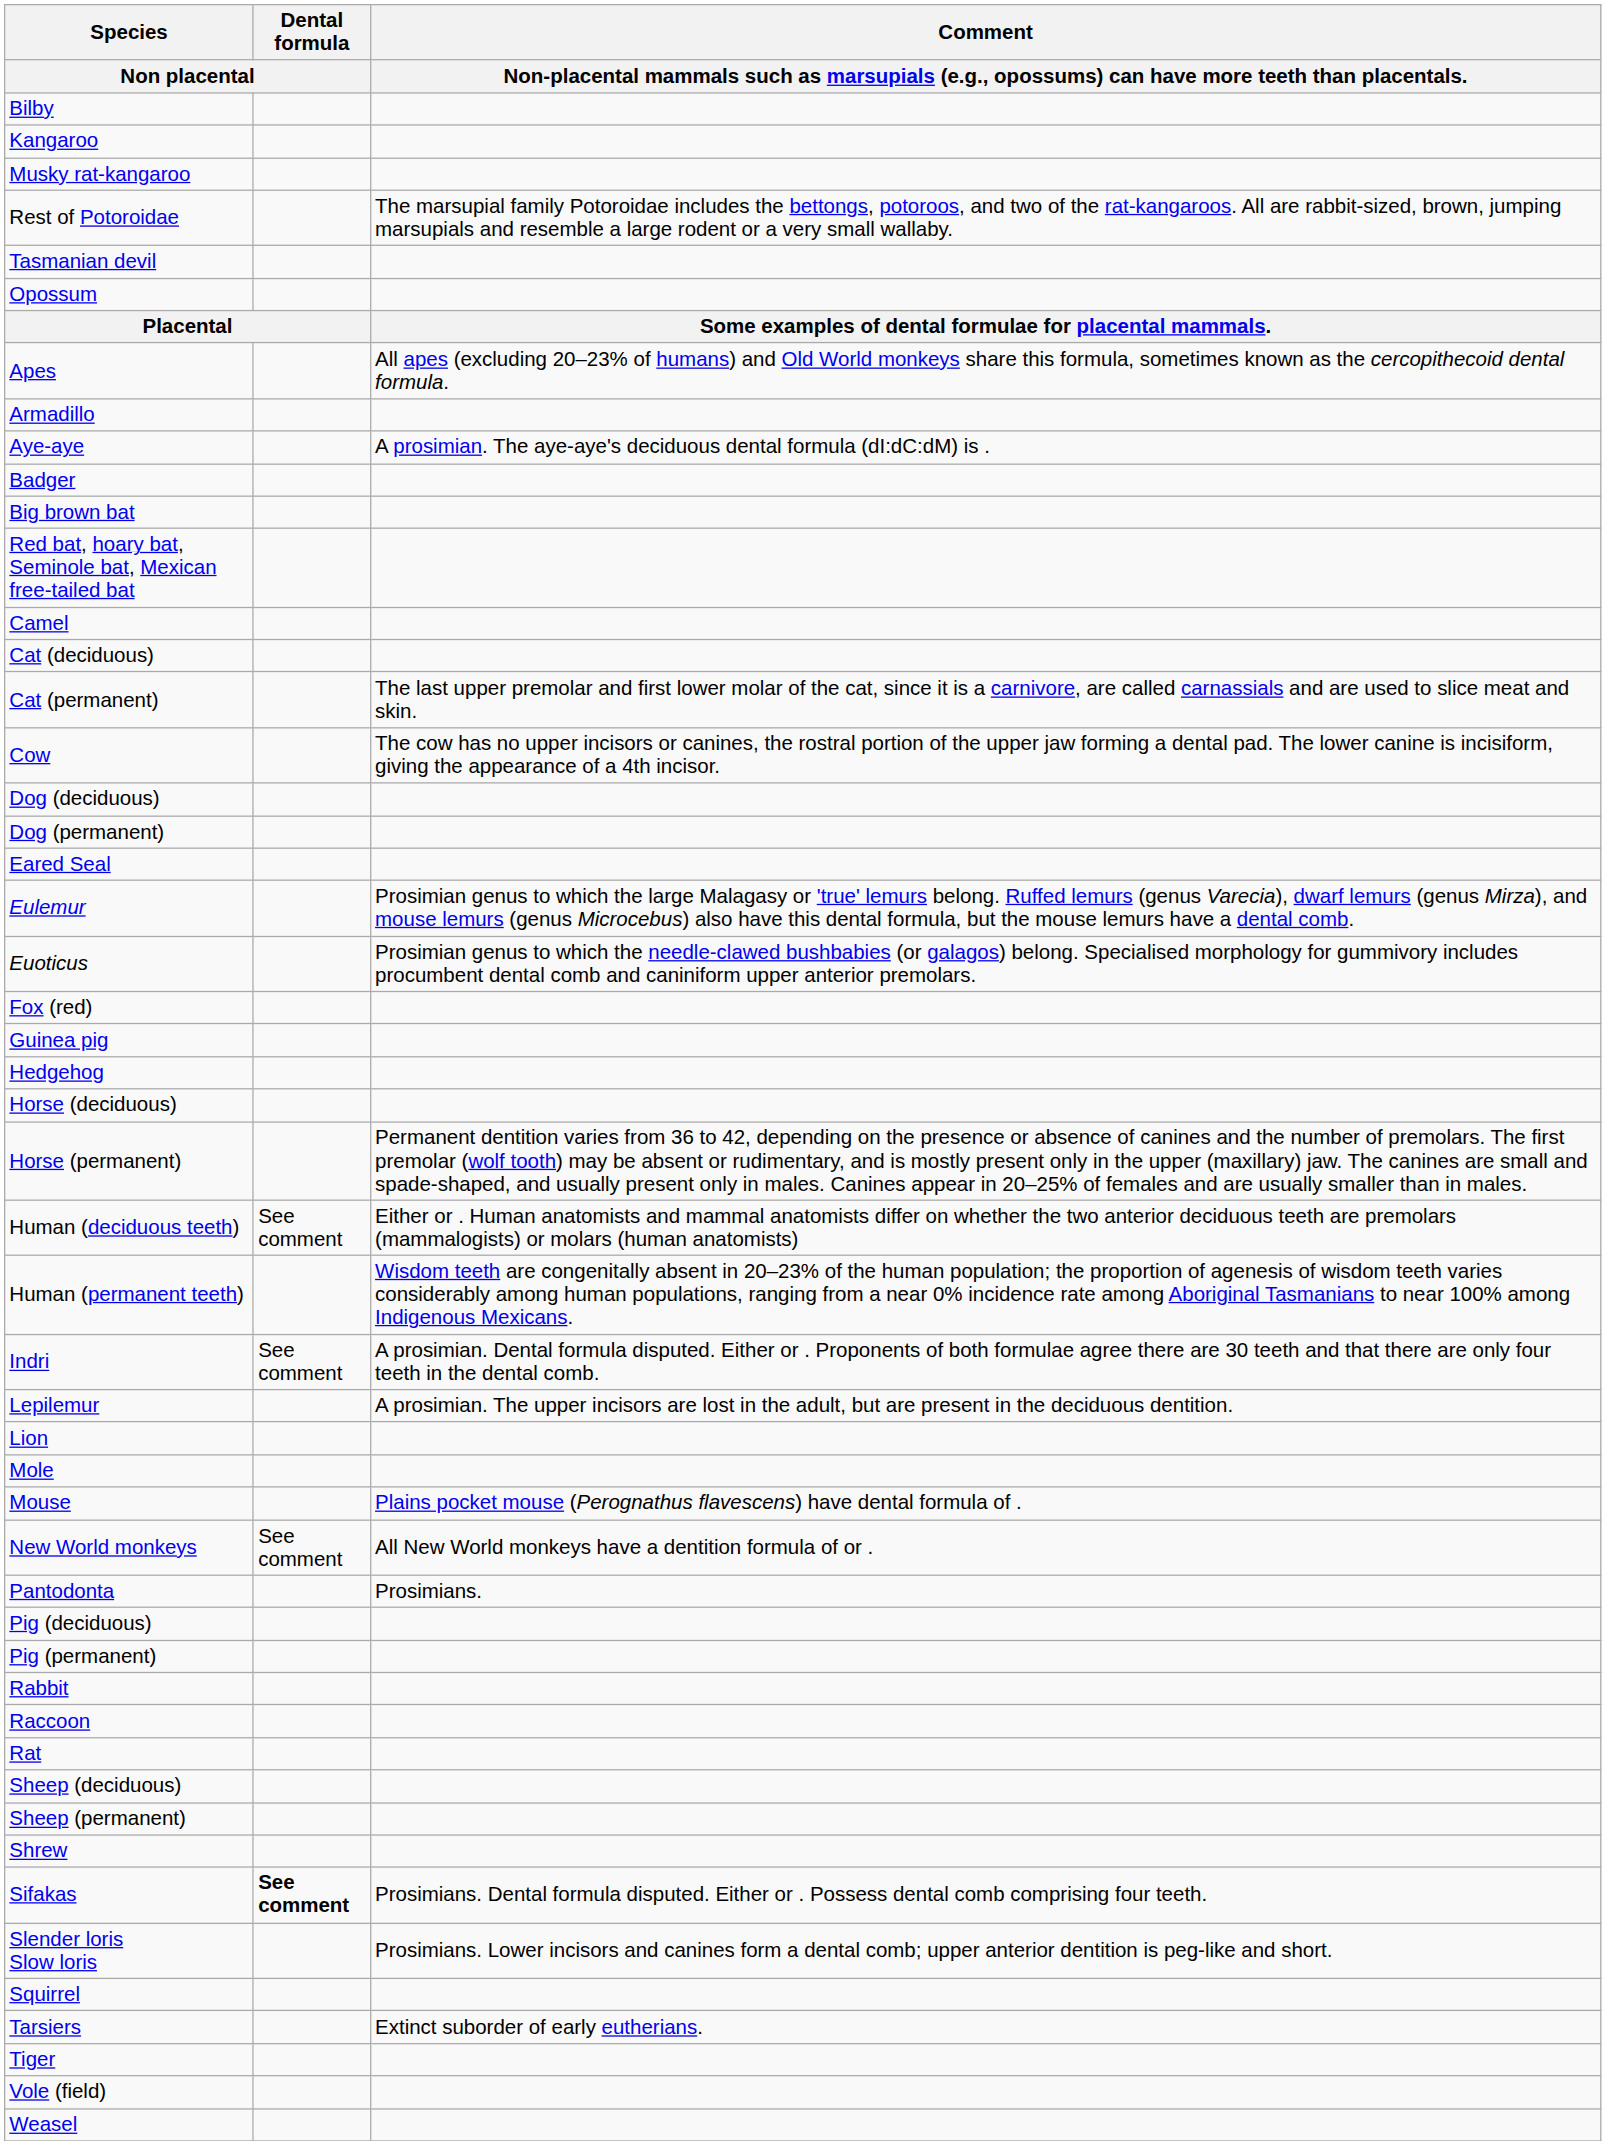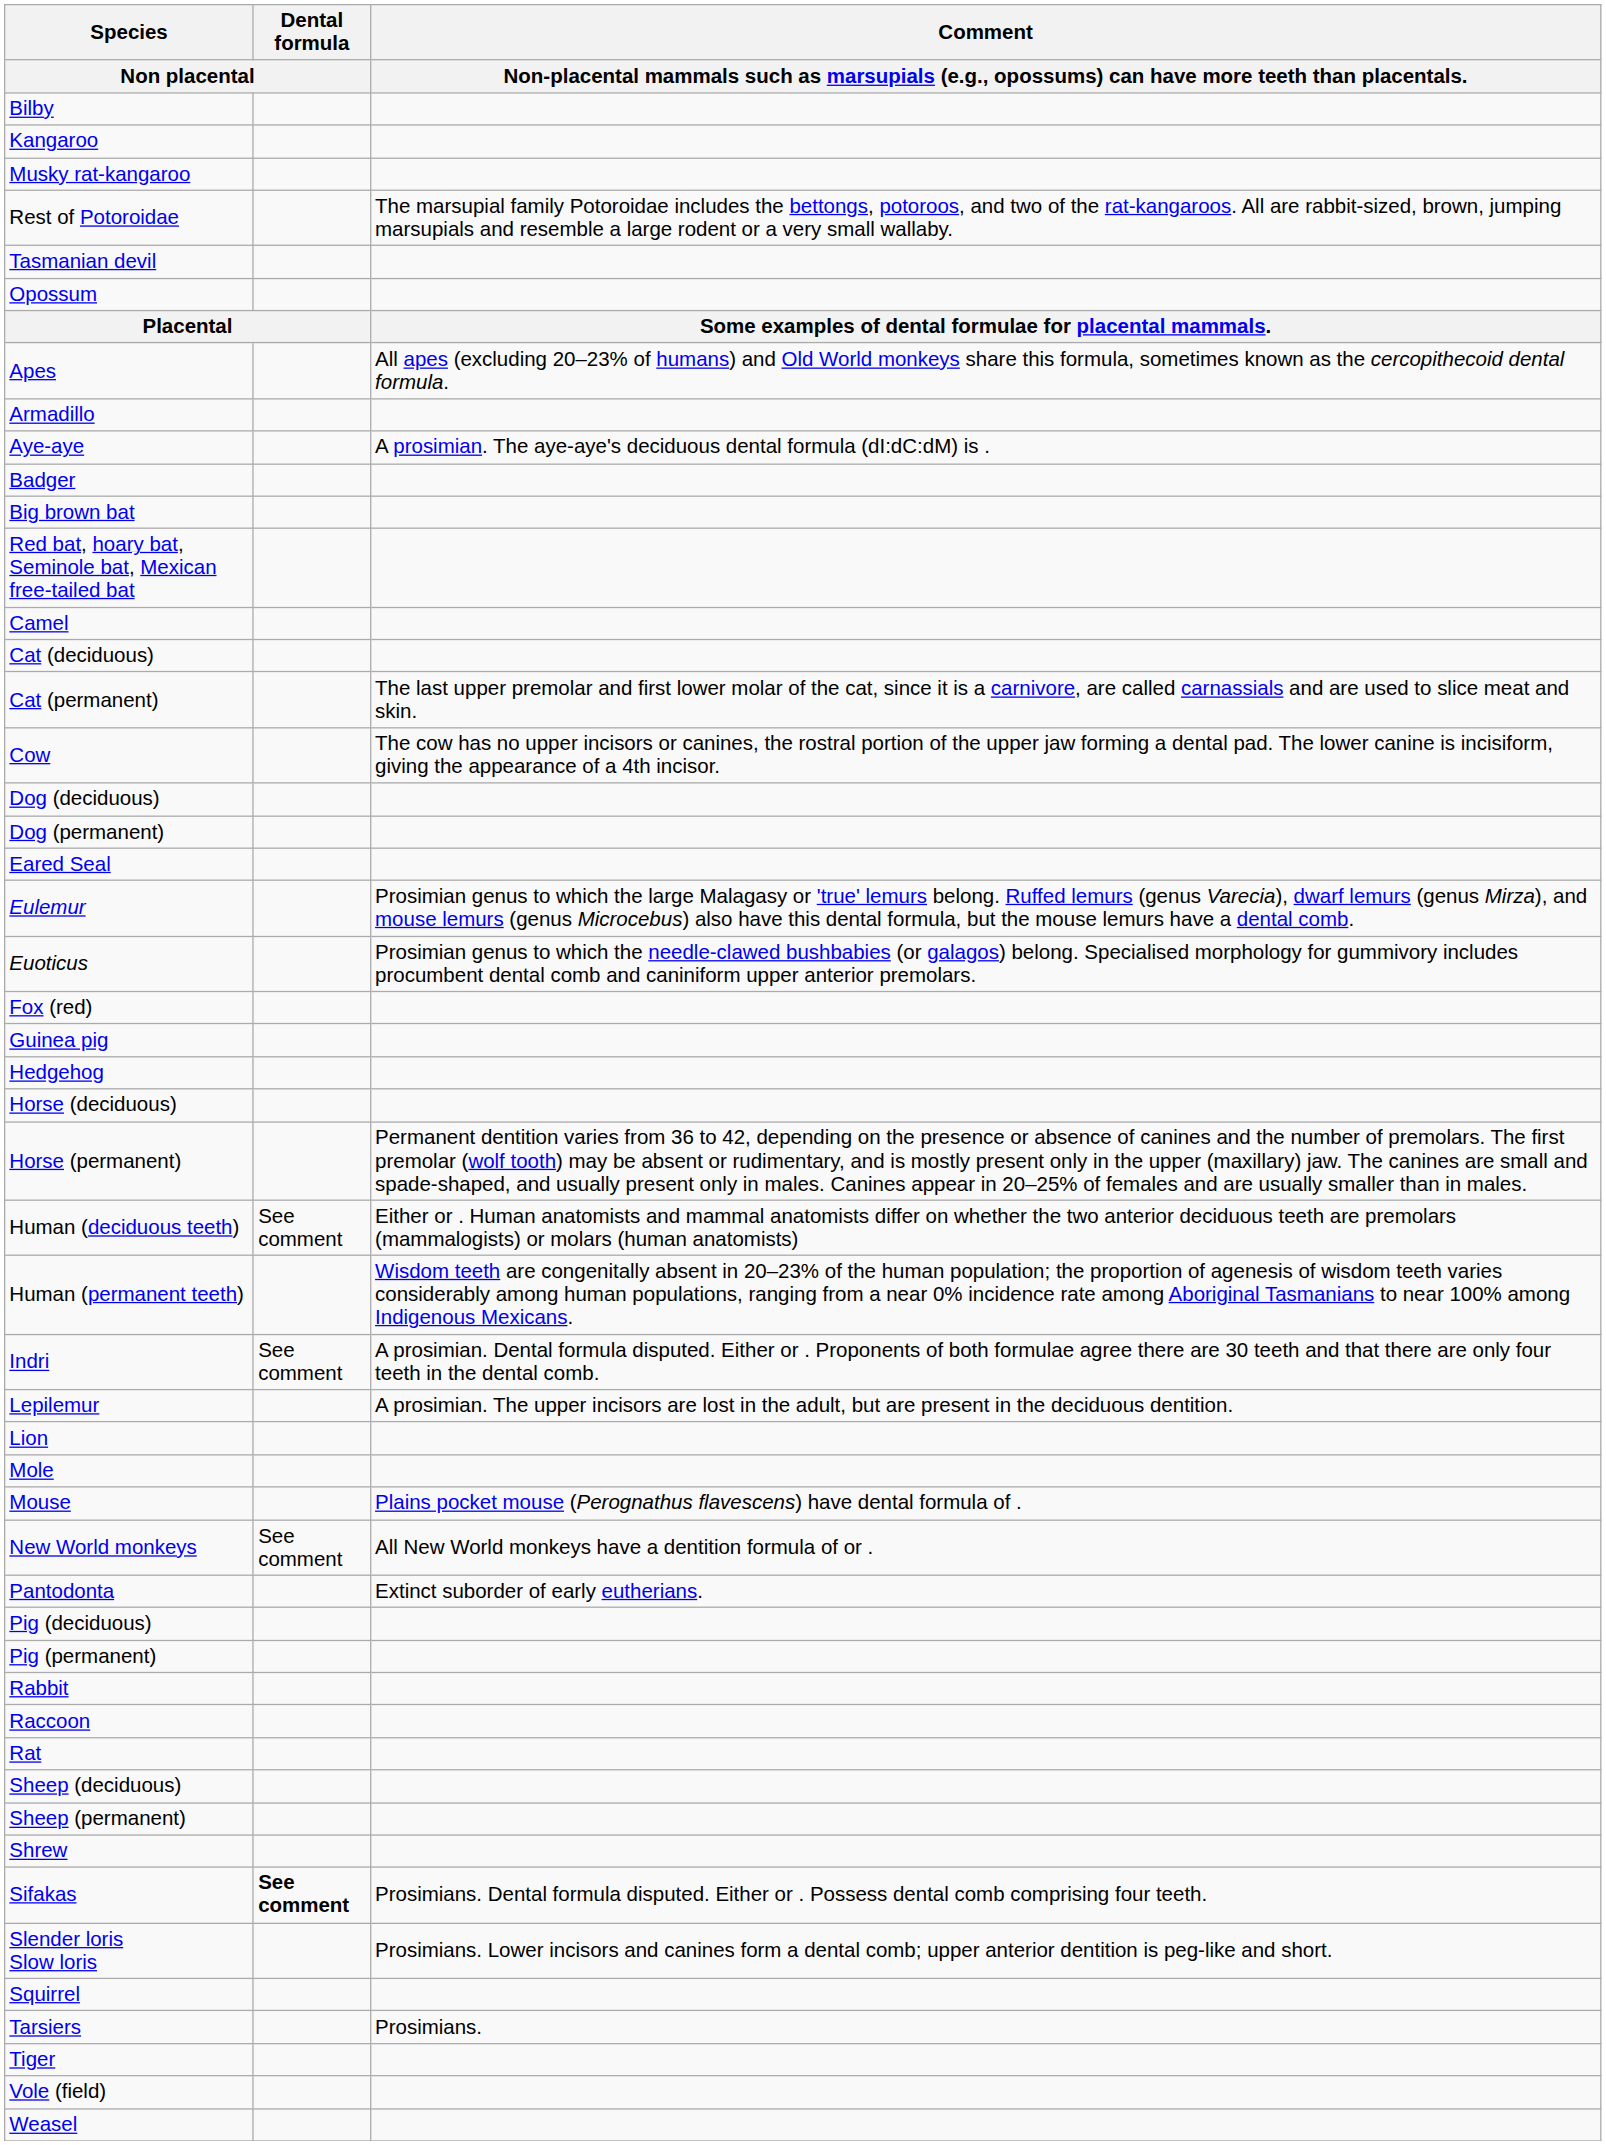(429, 1591) Prosimians. -> (539, 1591) Extinct suborder of early eutherians.
(539, 2026) Extinct suborder of early eutherians. -> (429, 2026) Prosimians.
